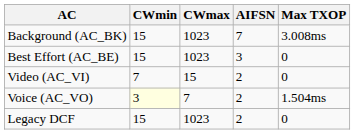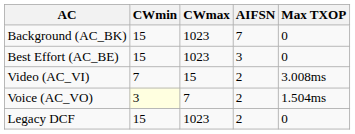(304, 35) 3.008ms -> (285, 35) 0
(285, 77) 0 -> (304, 77) 3.008ms
